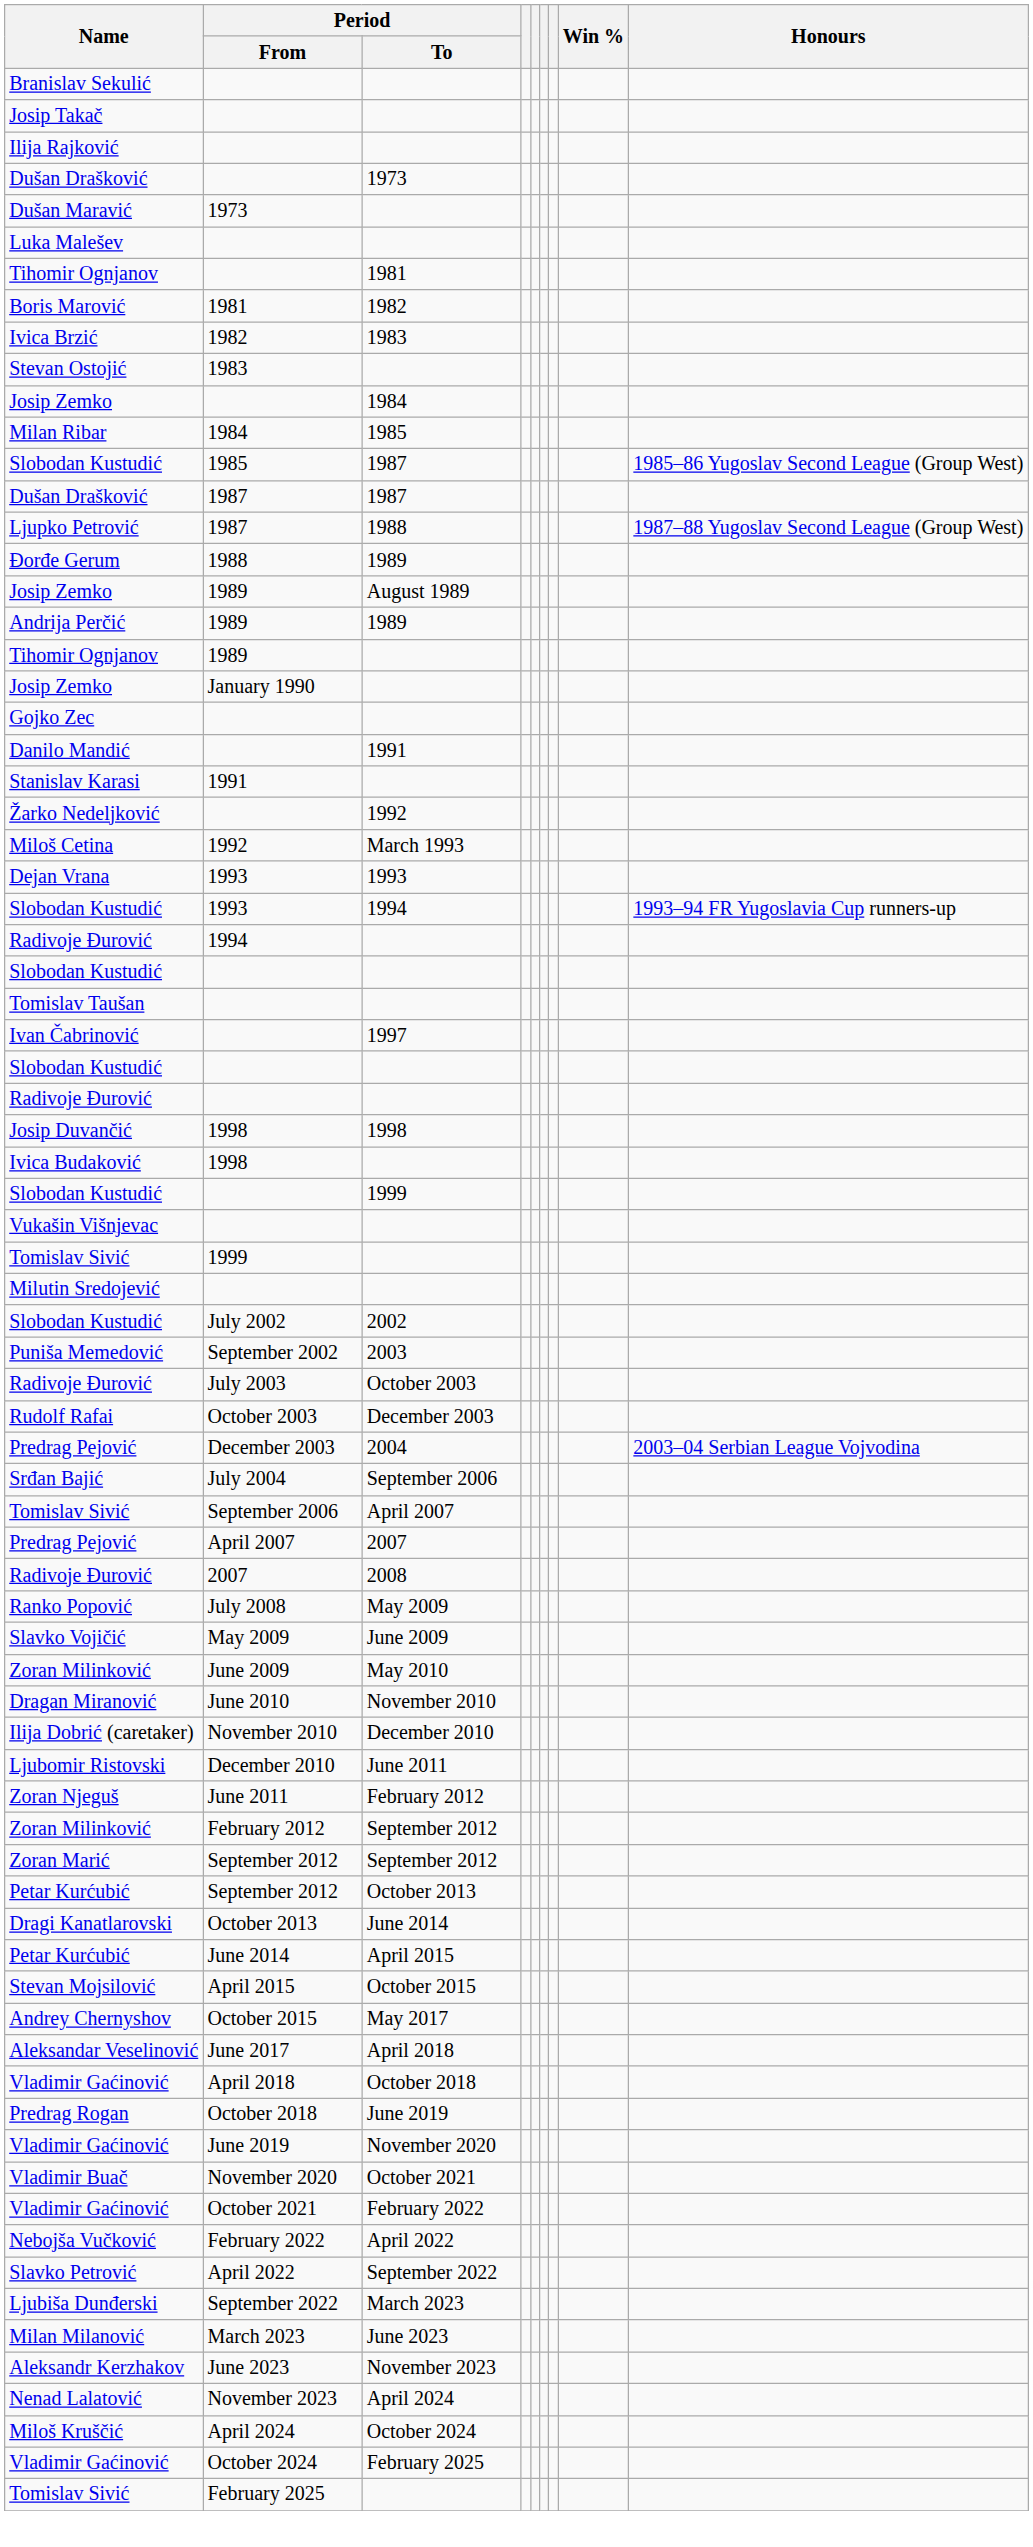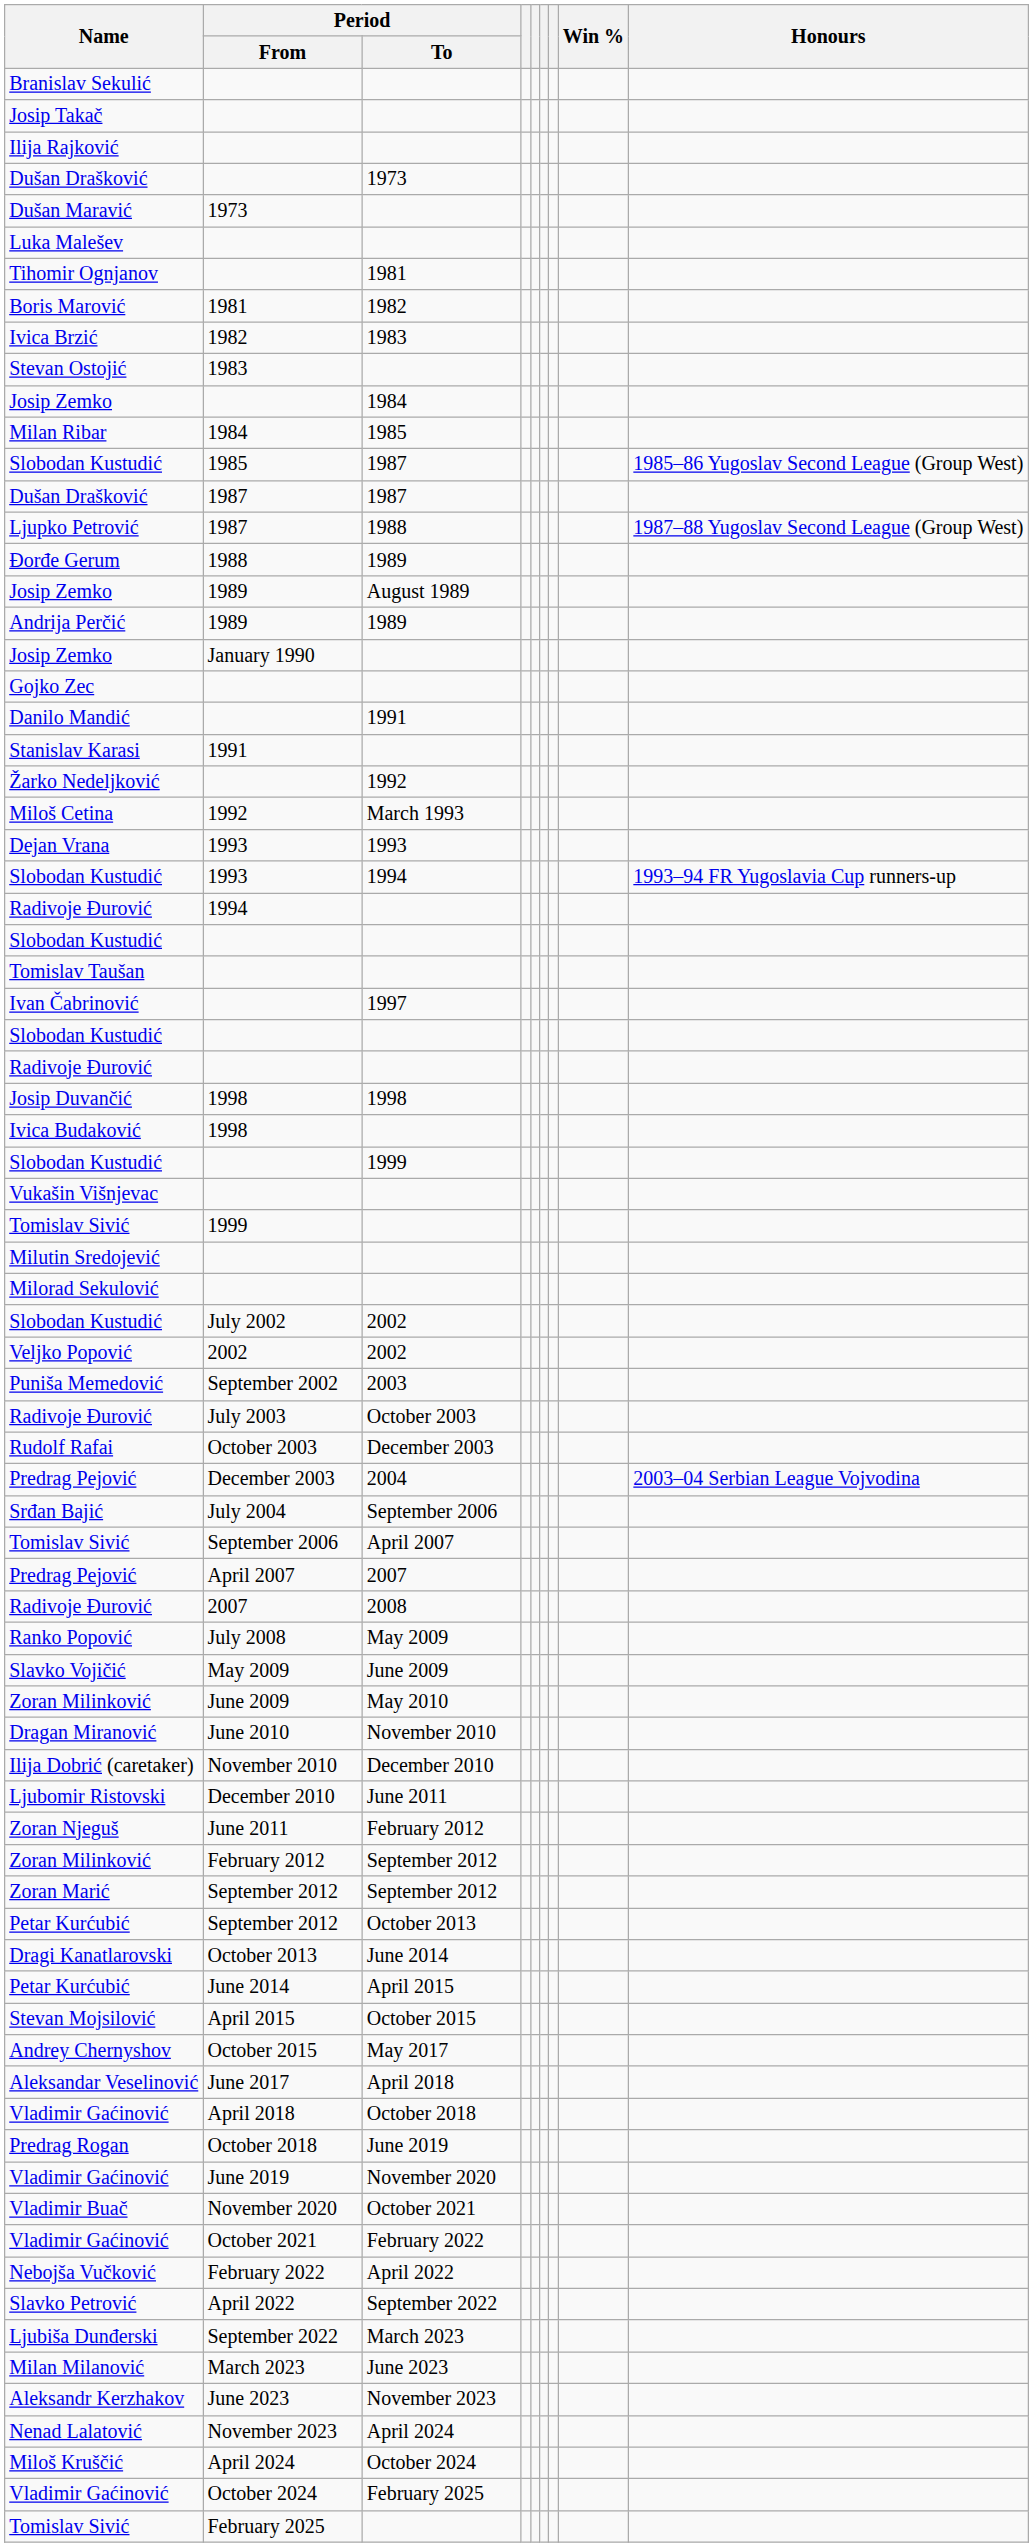- row: (84, 654)
+ row: (84, 1289)
+ row: (71, 1352)
